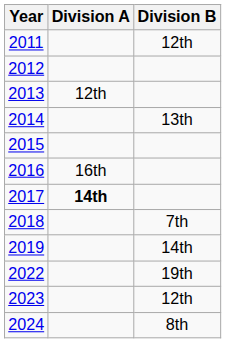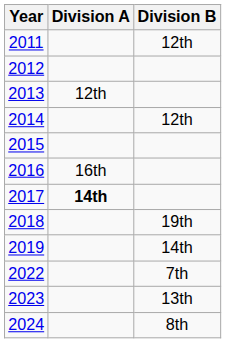(177, 119) 13th -> (177, 119) 12th
(177, 222) 7th -> (177, 222) 19th
(177, 273) 19th -> (177, 273) 7th
(177, 299) 12th -> (177, 299) 13th
